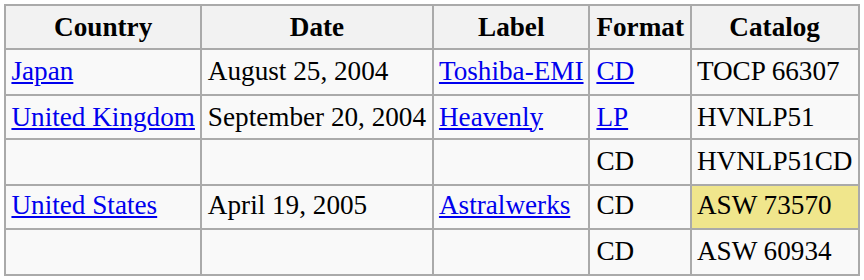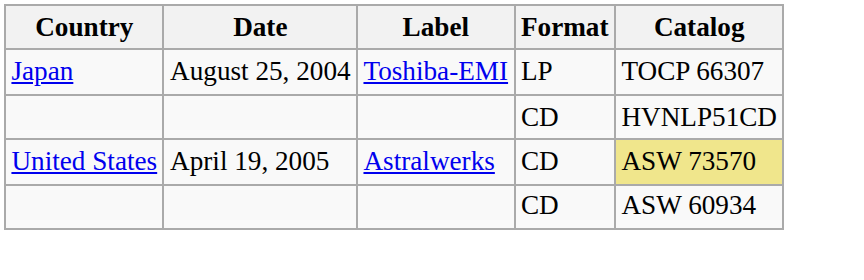(615, 71) CD -> (537, 71) LP
- row: (103, 116)
